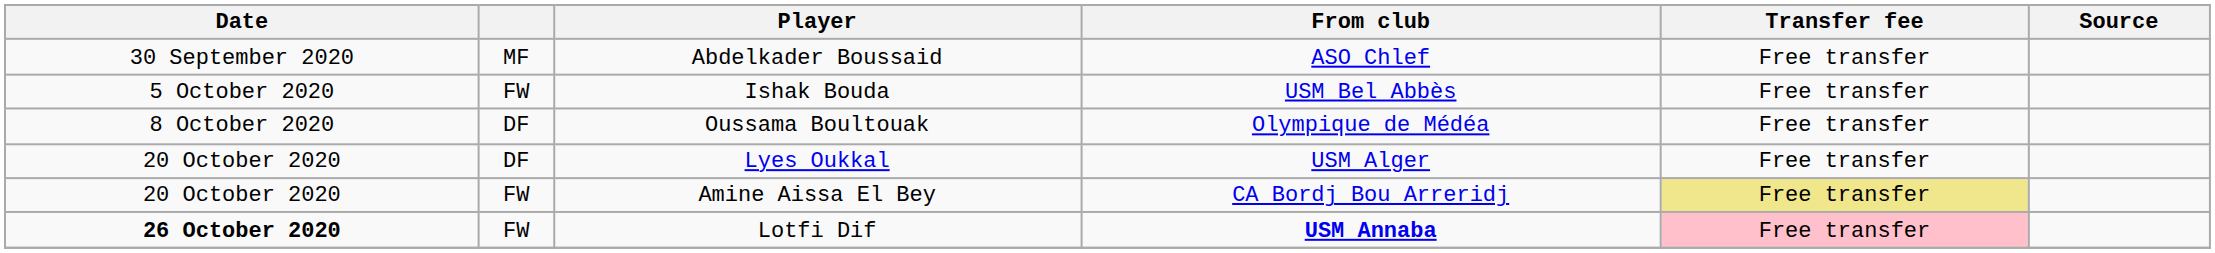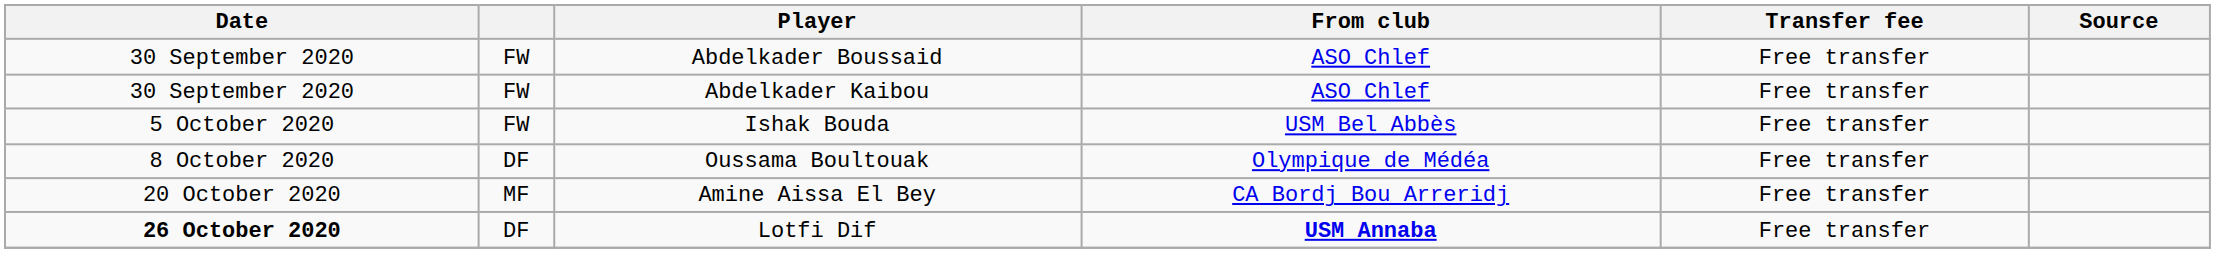(516, 57) MF -> (516, 57) FW
+ row: (817, 92)
- row: (817, 161)
(516, 196) FW -> (516, 196) MF
(1844, 196) khaki background -> (1844, 196) no background
(516, 230) FW -> (516, 230) DF
(1844, 230) pink background -> (1844, 230) no background
